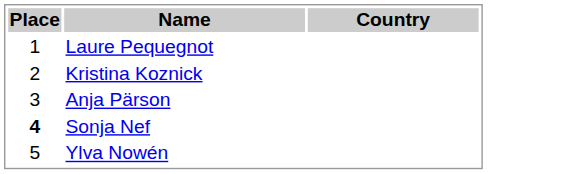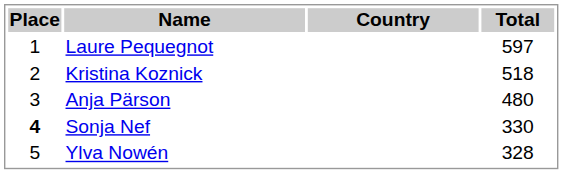+ column: (518, 20)
